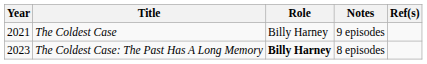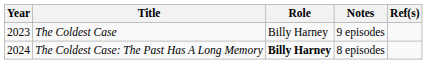(19, 31) 2021 -> (19, 31) 2023
(19, 50) 2023 -> (19, 50) 2024
